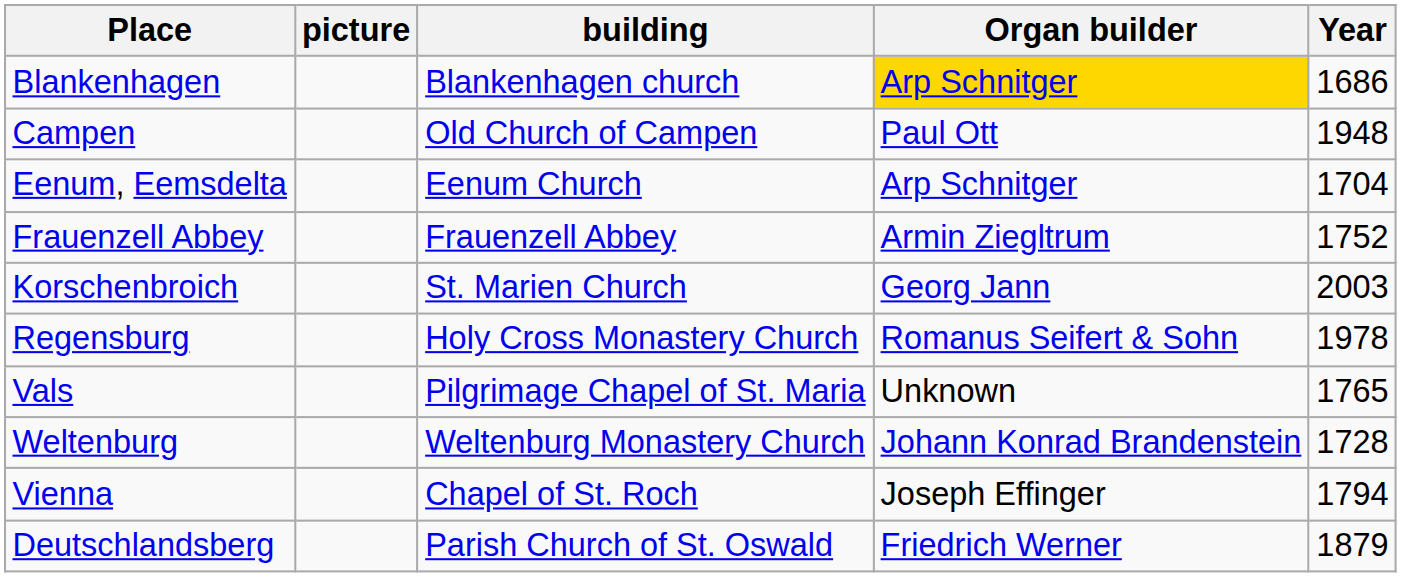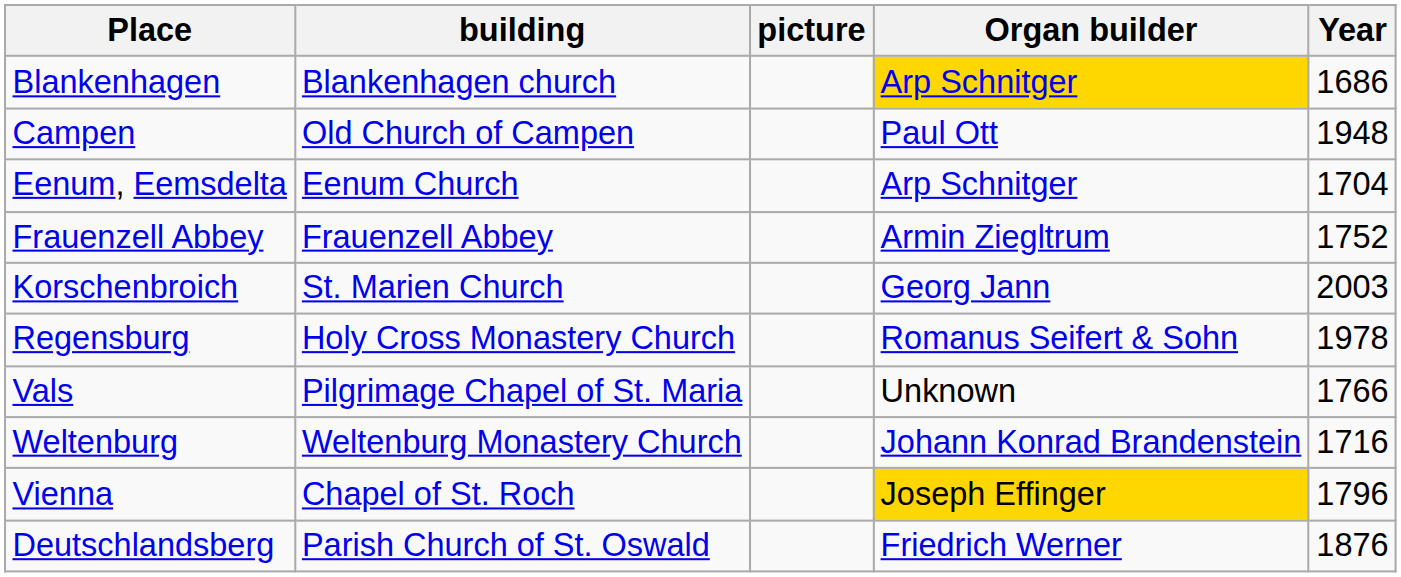columns swapped: (645, 30) <-> (356, 30)
(1352, 390) 1765 -> (1352, 390) 1766
(1352, 442) 1728 -> (1352, 442) 1716
(993, 493) no background -> (993, 493) gold background
(1352, 493) 1794 -> (1352, 493) 1796
(1352, 545) 1879 -> (1352, 545) 1876
